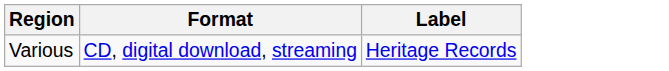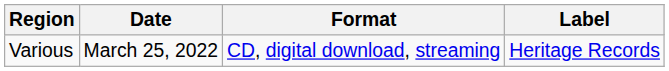+ column: (151, 19)
